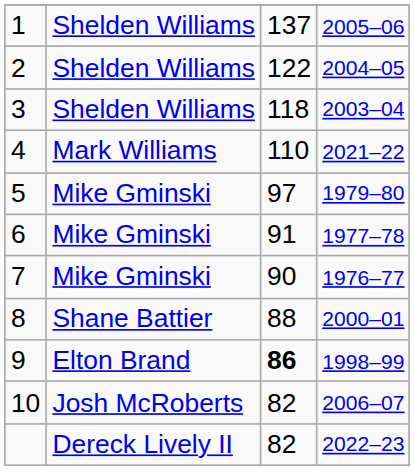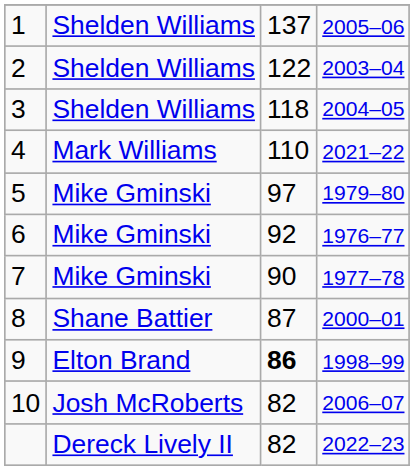(363, 68) 2004–05 -> (363, 68) 2003–04
(363, 109) 2003–04 -> (363, 109) 2004–05
(282, 234) 91 -> (282, 234) 92
(363, 235) 1977–78 -> (363, 235) 1976–77
(363, 277) 1976–77 -> (363, 277) 1977–78
(282, 318) 88 -> (282, 318) 87
